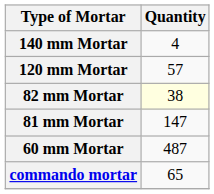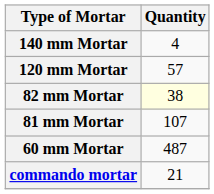(175, 122) 147 -> (175, 122) 107
(175, 175) 65 -> (175, 175) 21
